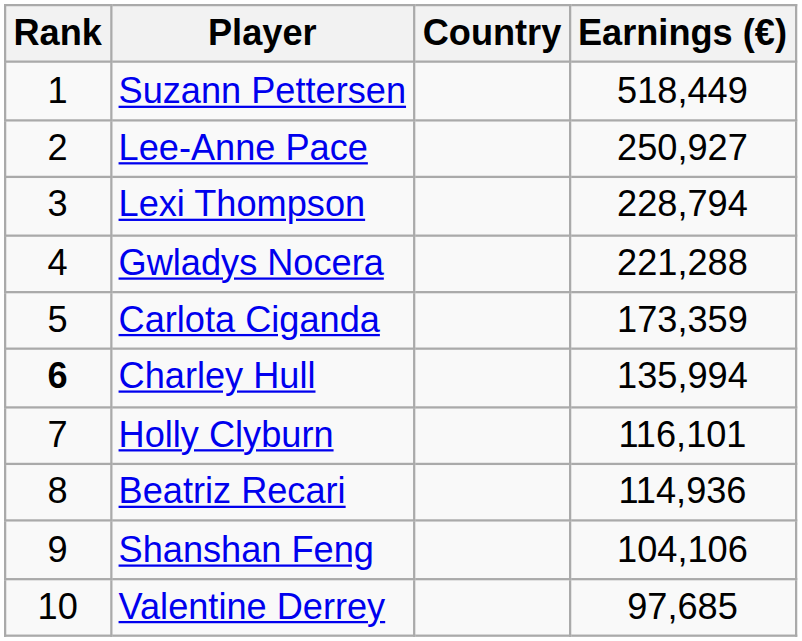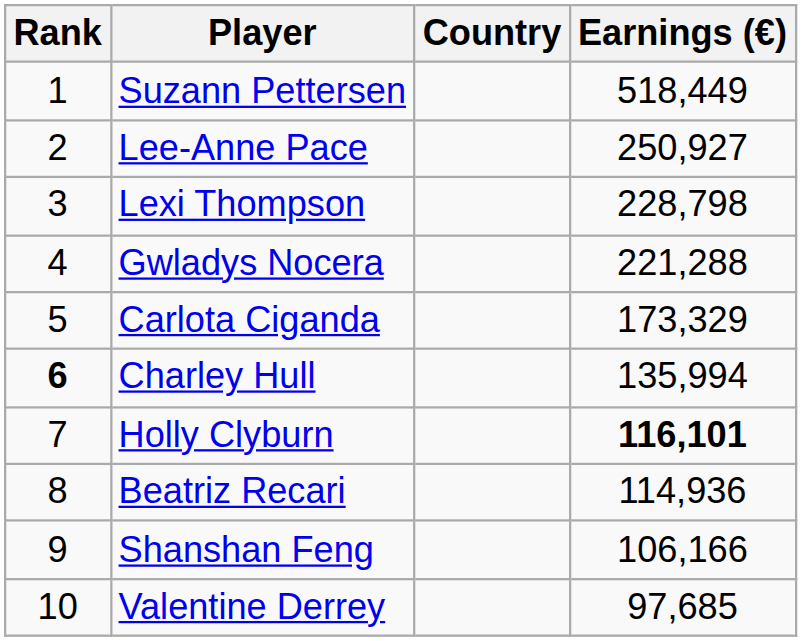(682, 205) 228,794 -> (682, 205) 228,798
(682, 319) 173,359 -> (682, 319) 173,329
(682, 434) normal -> (682, 434) bold
(682, 549) 104,106 -> (682, 549) 106,166
